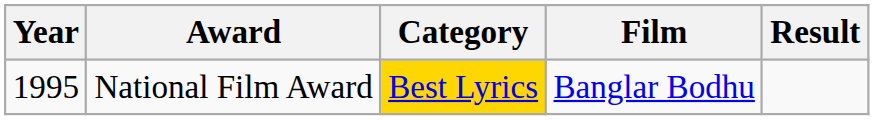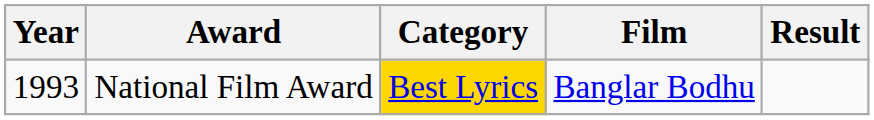(46, 86) 1995 -> (46, 86) 1993
